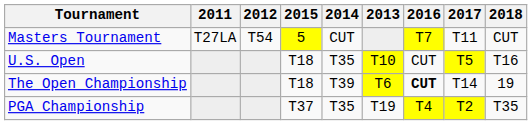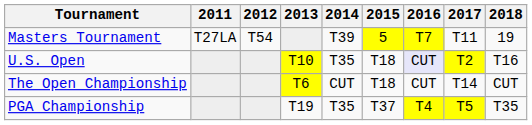columns swapped: (383, 16) <-> (301, 16)
(342, 39) CUT -> (342, 39) T39
(506, 39) CUT -> (506, 39) 19
(424, 62) no background -> (424, 62) lavender background
(465, 62) T5 -> (465, 62) T2
(342, 85) T39 -> (342, 85) CUT
(424, 85) bold -> (424, 85) normal
(506, 85) 19 -> (506, 85) CUT
(465, 108) T2 -> (465, 108) T5
